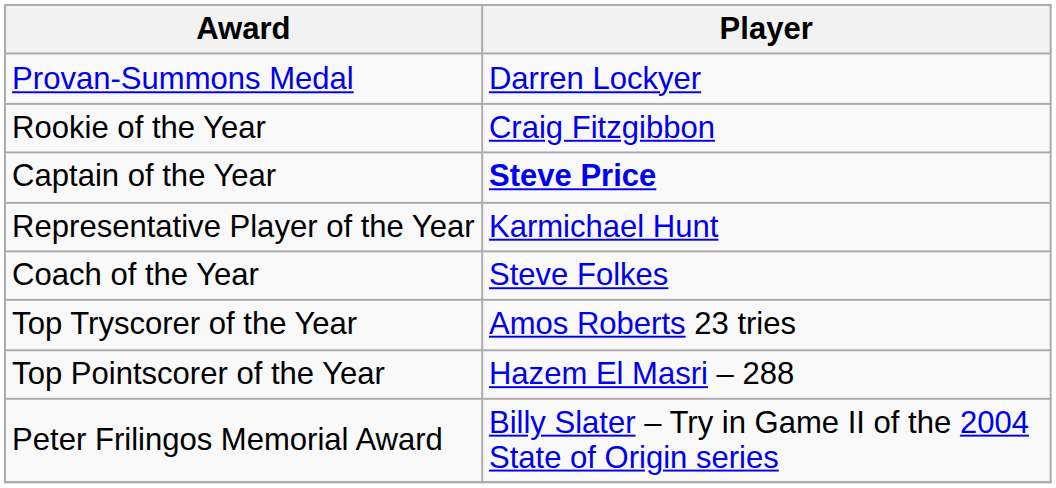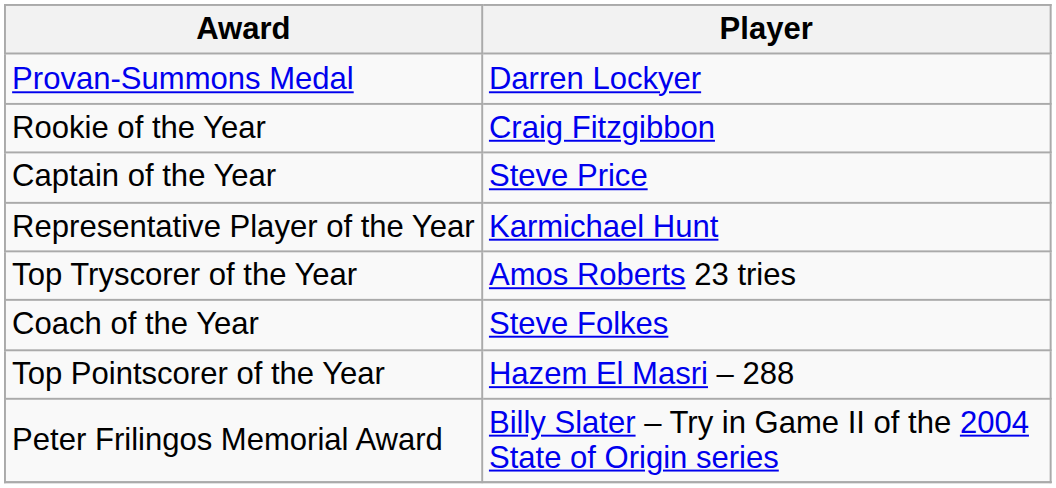(573, 176) bold -> (568, 176) normal
rows swapped: (136, 275) <-> (185, 324)
